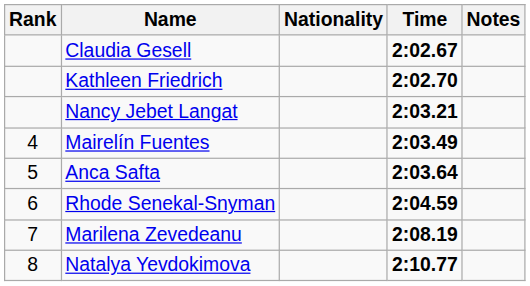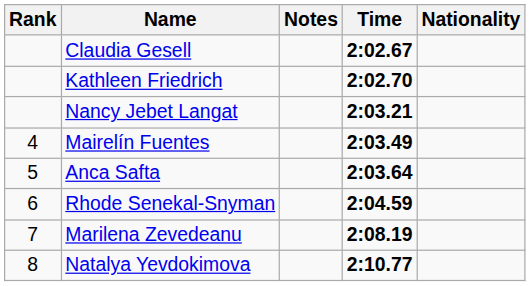columns swapped: (334, 19) <-> (493, 19)
